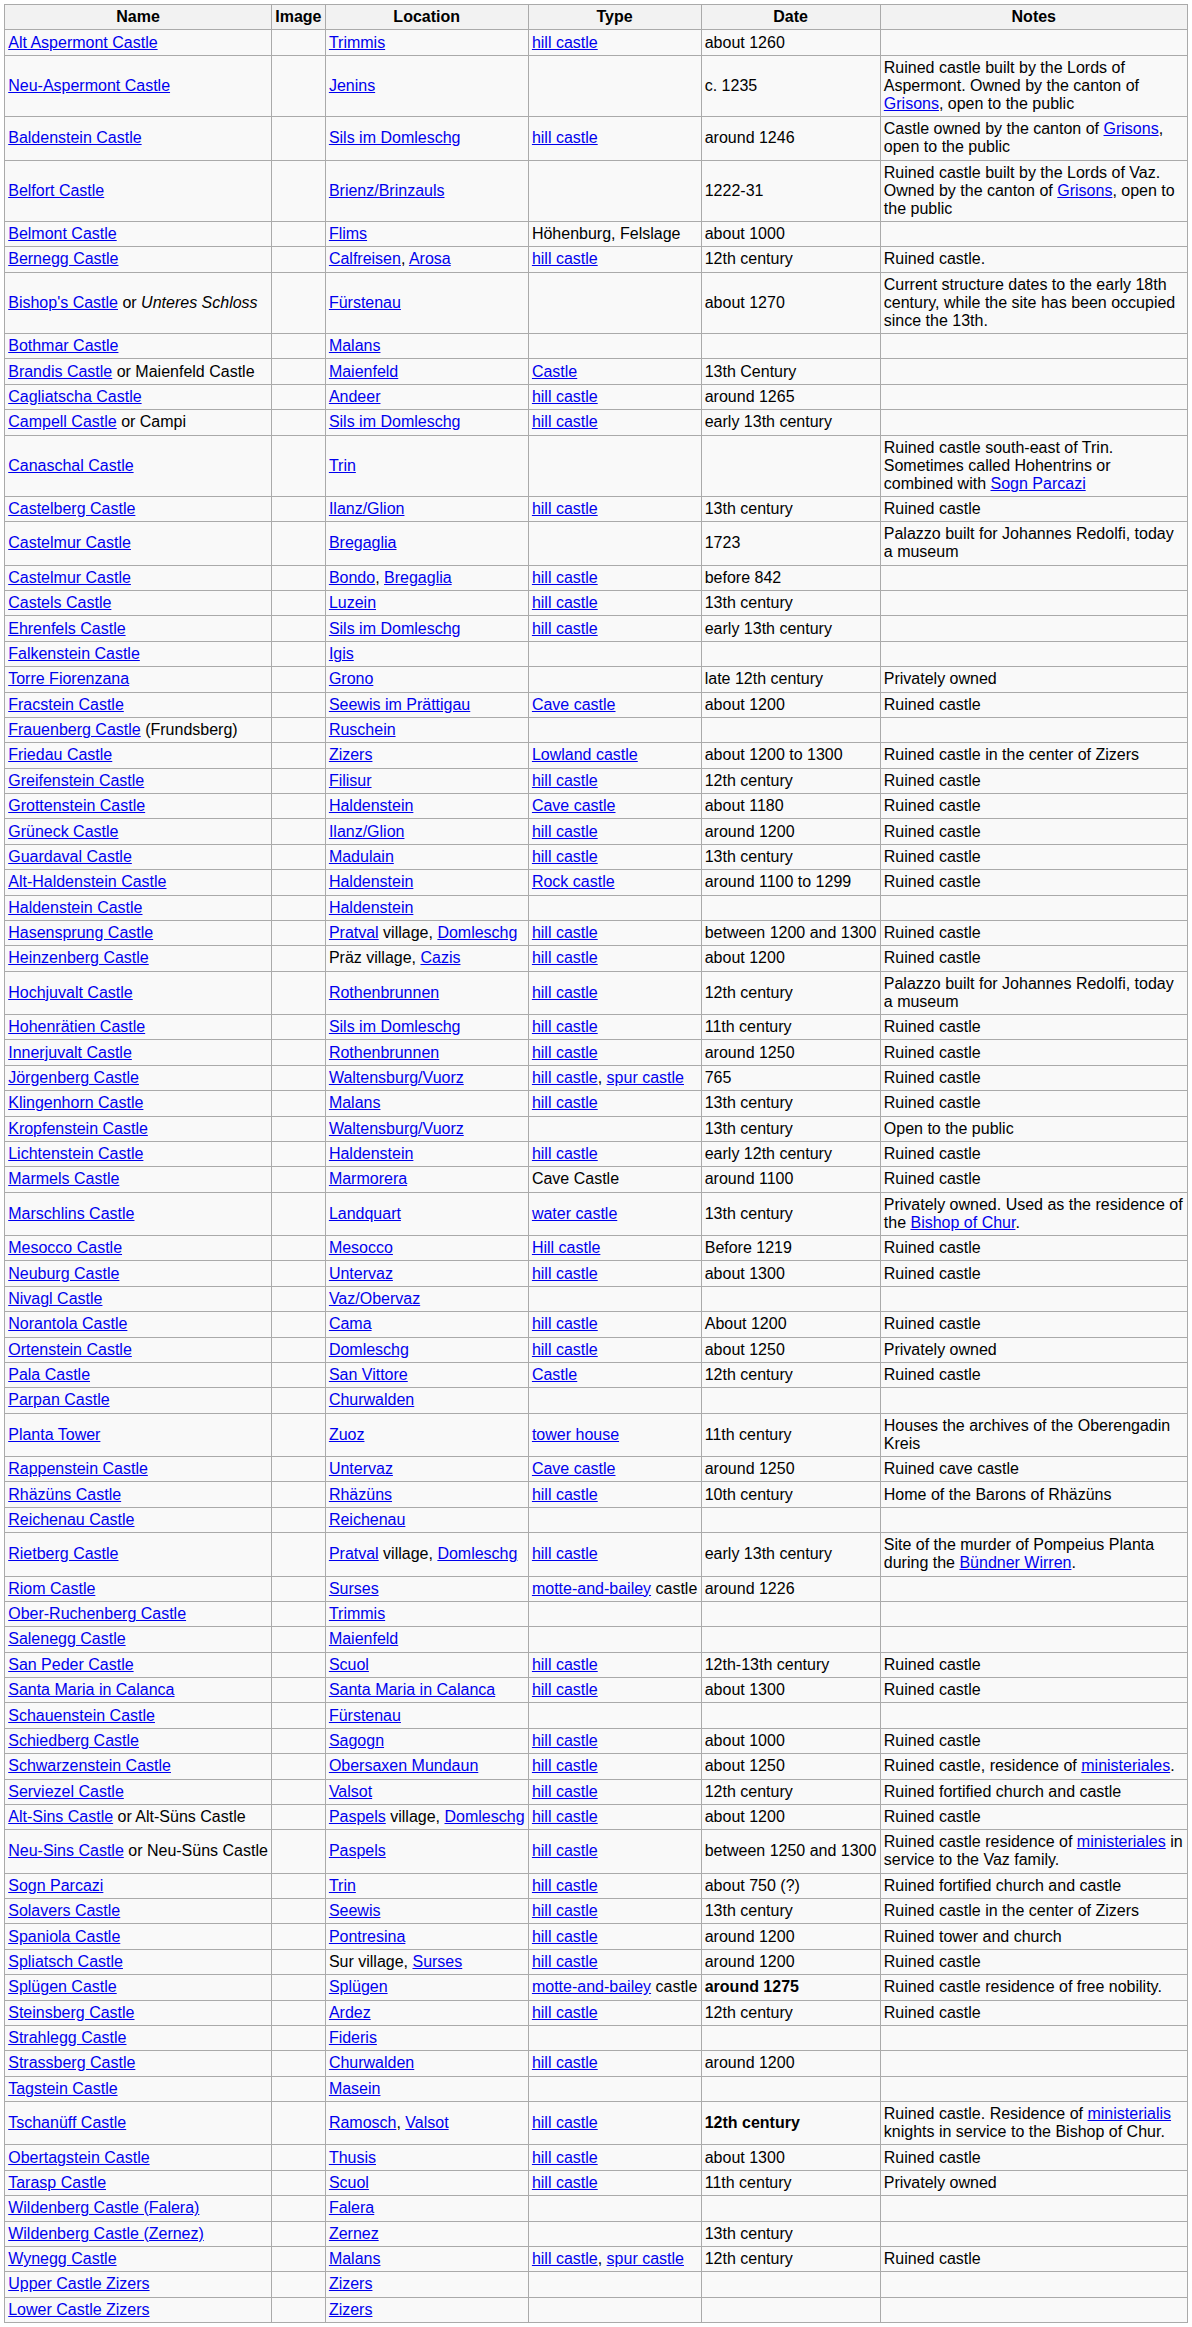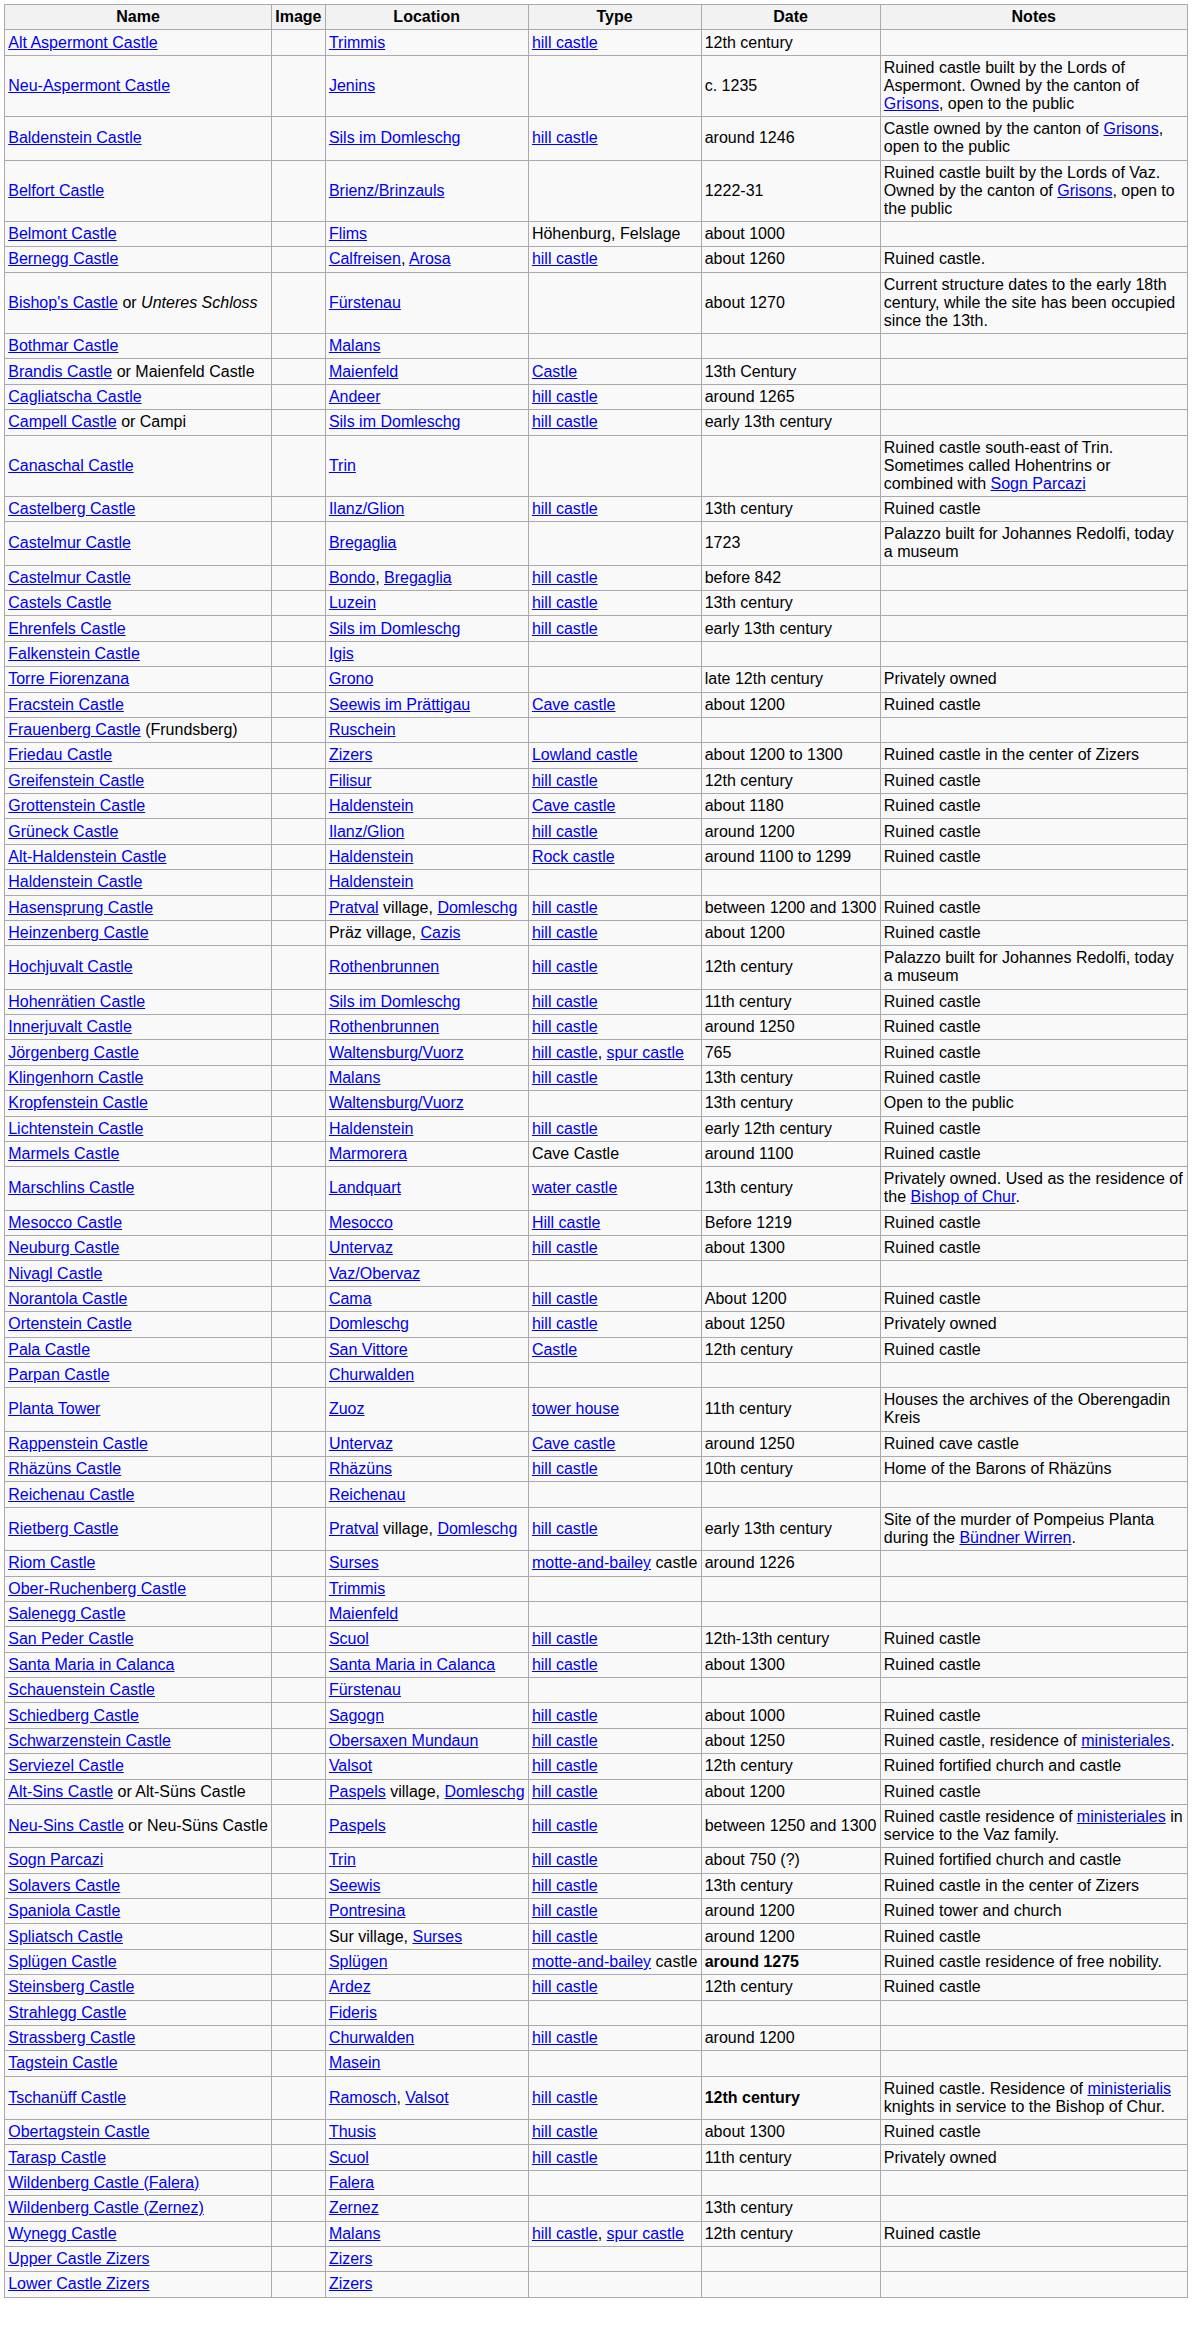(745, 42) about 1260 -> (749, 42) 12th century
(749, 259) 12th century -> (745, 259) about 1260
- row: (70, 856)
